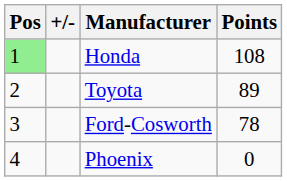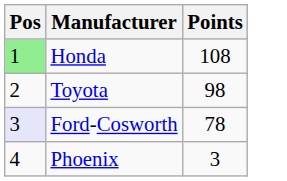- column: (63, 21)
(249, 90) 89 -> (215, 90) 98
(15, 124) no background -> (15, 124) lavender background
(249, 159) 0 -> (215, 159) 3
